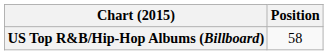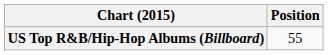(295, 38) 58 -> (295, 38) 55
